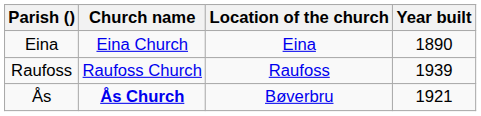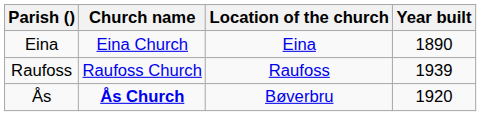(434, 96) 1921 -> (434, 96) 1920
